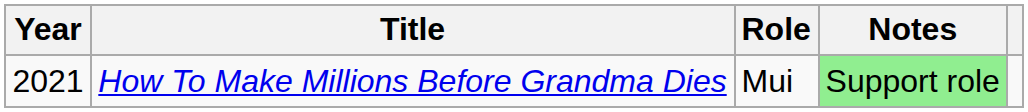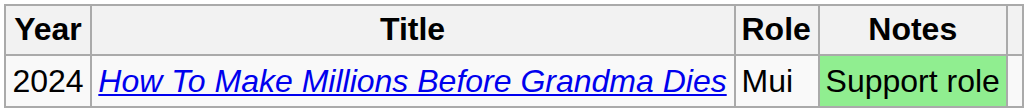(48, 80) 2021 -> (48, 80) 2024
